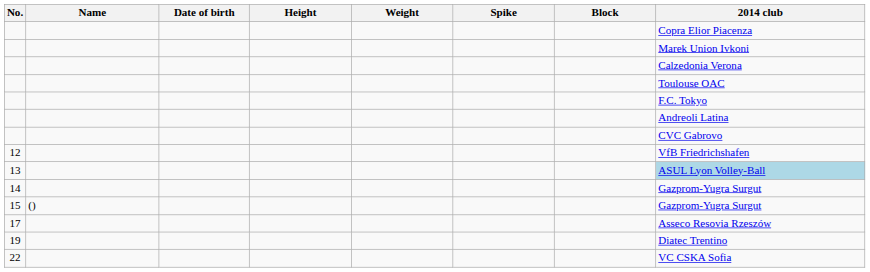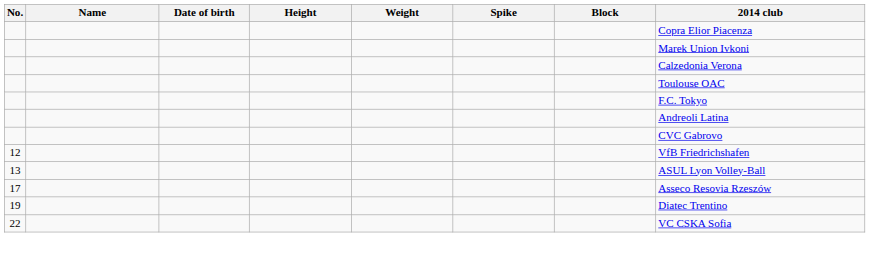(712, 170) lightblue background -> (712, 170) no background
- row: (15, 188)
- row: (15, 205)
